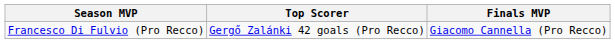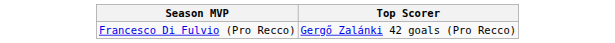- column: (519, 13)
